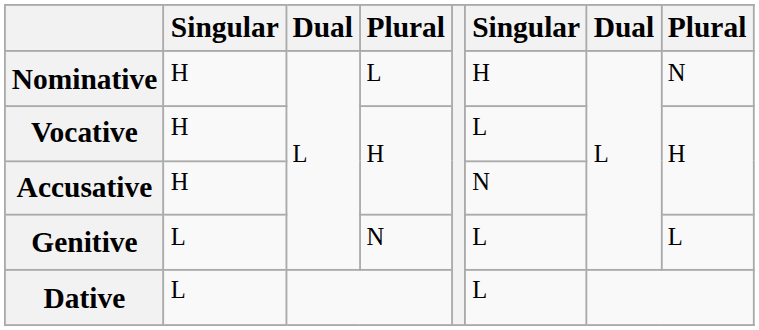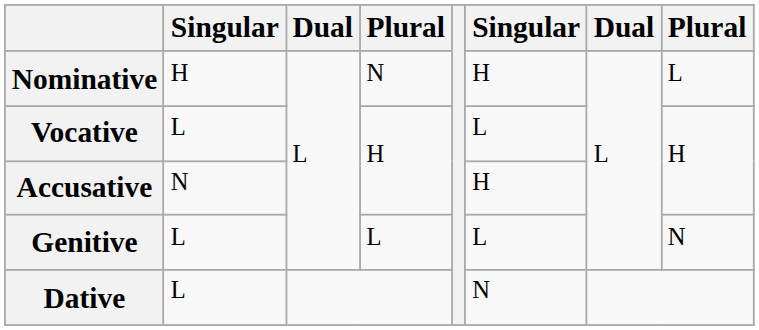(374, 72) L -> (375, 72) N
(677, 72) N -> (675, 72) L
(180, 127) H -> (178, 127) L
(180, 182) H -> (180, 182) N
(481, 182) N -> (481, 182) H
(375, 236) N -> (374, 236) L
(675, 236) L -> (677, 236) N
(480, 291) L -> (481, 291) N
